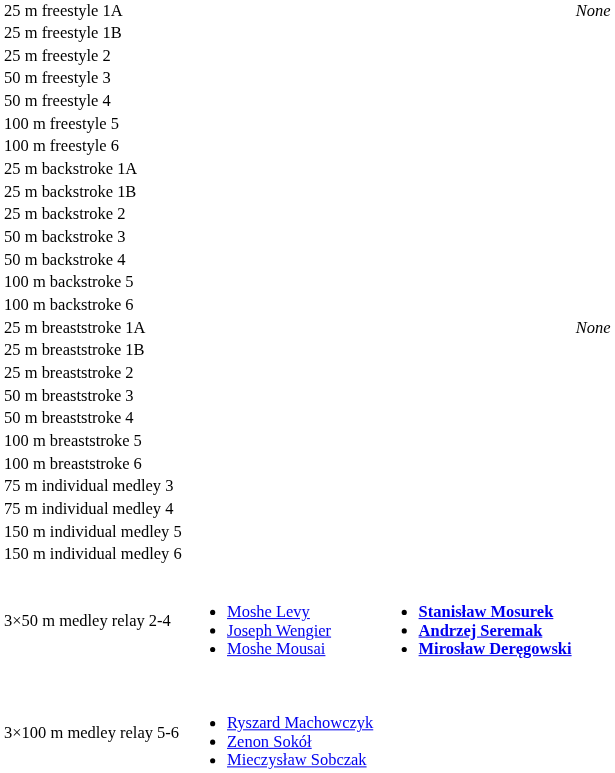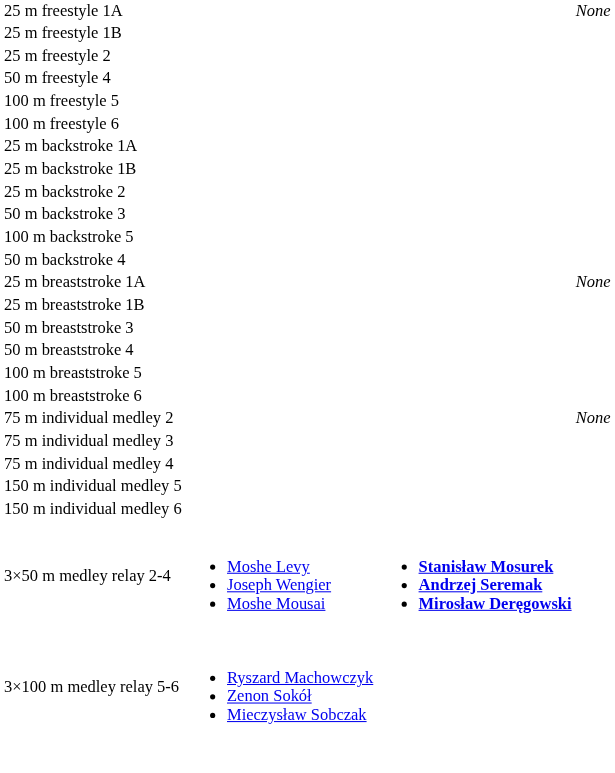- row: (57, 78)
rows swapped: (65, 259) <-> (69, 282)
- row: (69, 304)
- row: (69, 372)
+ row: (89, 418)
